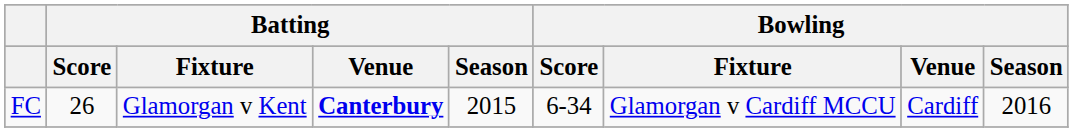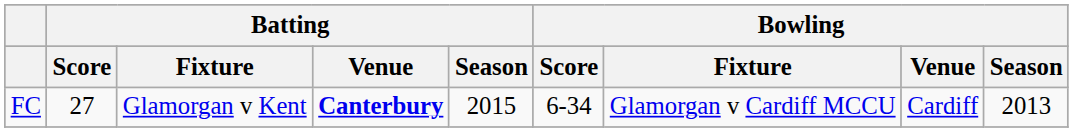(82, 107) 26 -> (82, 107) 27
(1026, 107) 2016 -> (1026, 107) 2013
